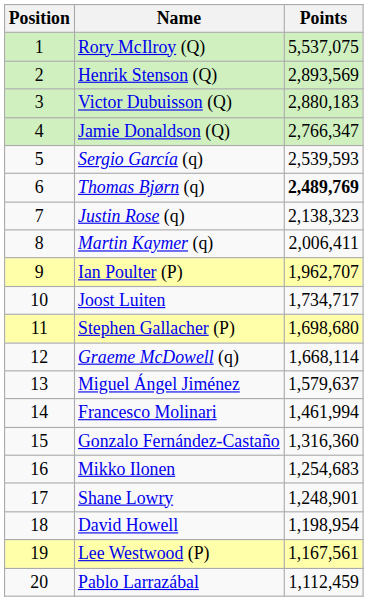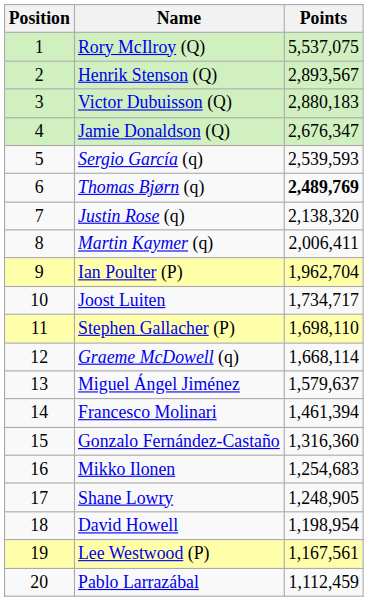(323, 74) 2,893,569 -> (323, 74) 2,893,567
(323, 131) 2,766,347 -> (323, 131) 2,676,347
(323, 215) 2,138,323 -> (323, 215) 2,138,320
(323, 272) 1,962,707 -> (323, 272) 1,962,704
(323, 328) 1,698,680 -> (324, 328) 1,698,110
(323, 412) 1,461,994 -> (323, 412) 1,461,394
(323, 497) 1,248,901 -> (323, 497) 1,248,905
